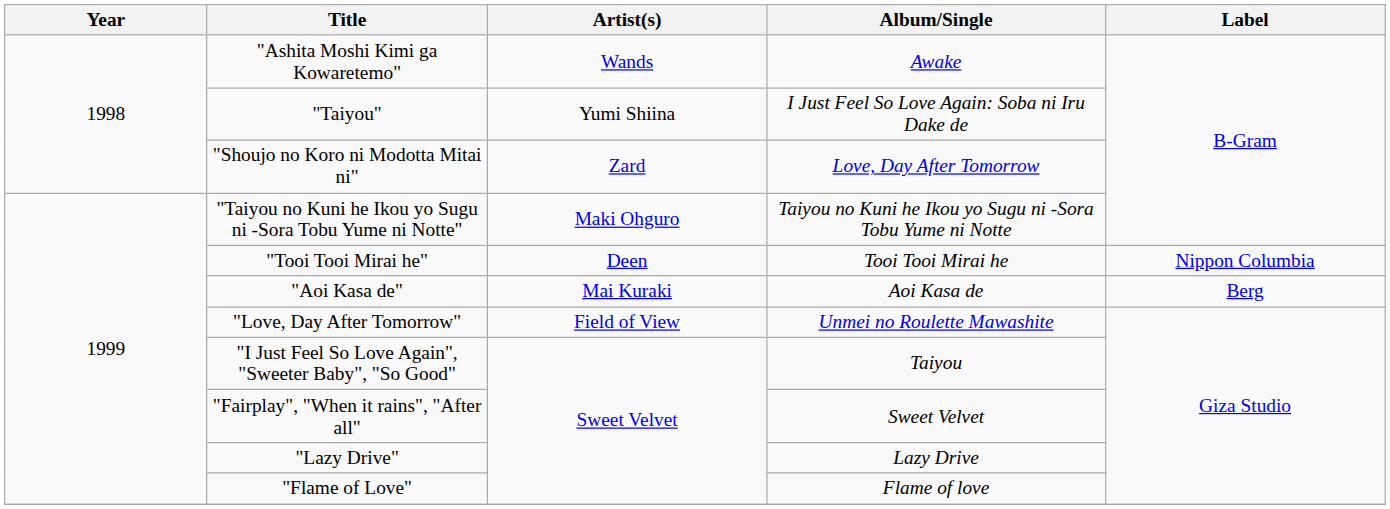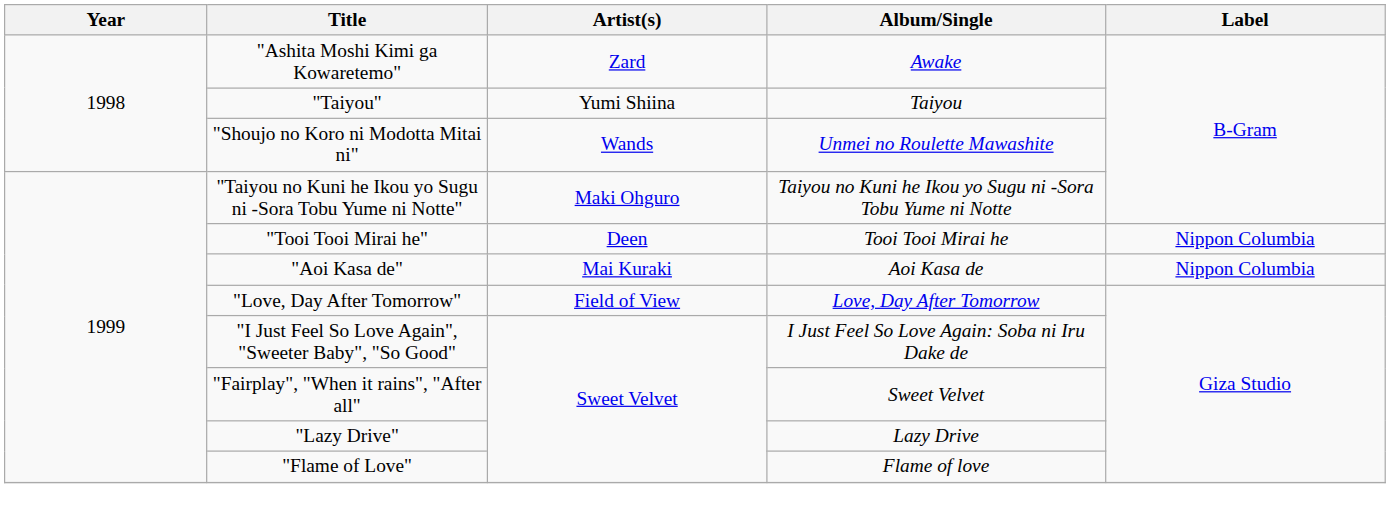(627, 61) Wands -> (627, 61) Zard
(936, 113) I Just Feel So Love Again: Soba ni Iru Dake de -> (936, 103) Taiyou
(627, 166) Zard -> (627, 144) Wands
(936, 166) Love, Day After Tomorrow -> (936, 144) Unmei no Roulette Mawashite
(1245, 291) Berg -> (1245, 269) Nippon Columbia
(936, 321) Unmei no Roulette Mawashite -> (936, 300) Love, Day After Tomorrow
(936, 363) Taiyou -> (936, 341) I Just Feel So Love Again: Soba ni Iru Dake de
